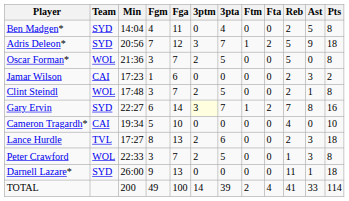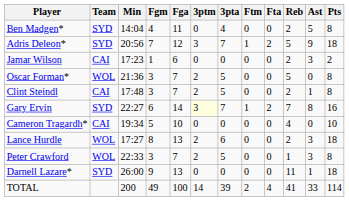rows swapped: (34, 76) <-> (38, 60)
(104, 92) WOL -> (101, 92) CAI
(102, 140) TVL -> (104, 140) WOL
